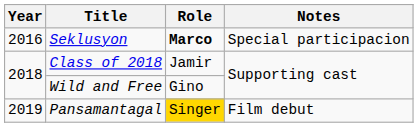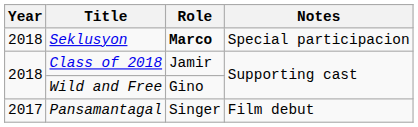(25, 40) 2016 -> (25, 40) 2018
(25, 110) 2019 -> (25, 110) 2017
(195, 110) gold background -> (195, 110) no background
